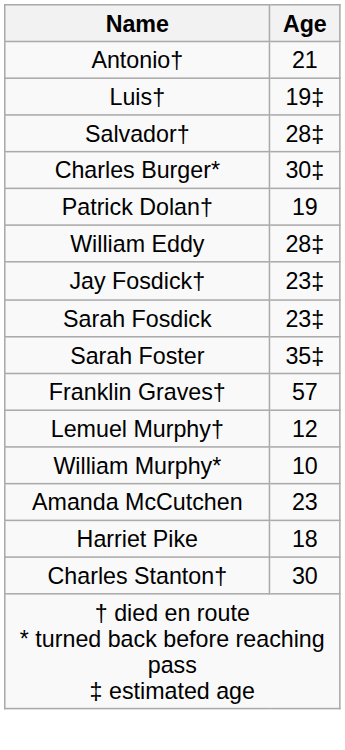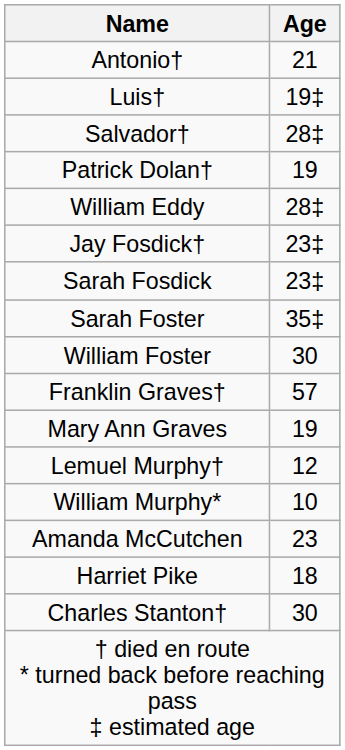- row: (137, 171)
+ row: (137, 355)
+ row: (137, 428)
